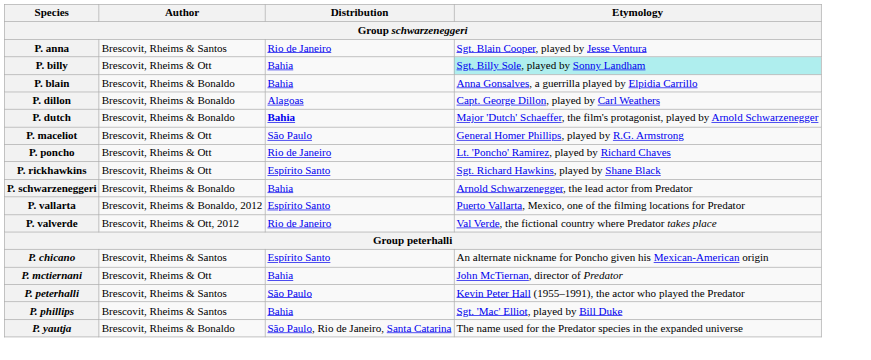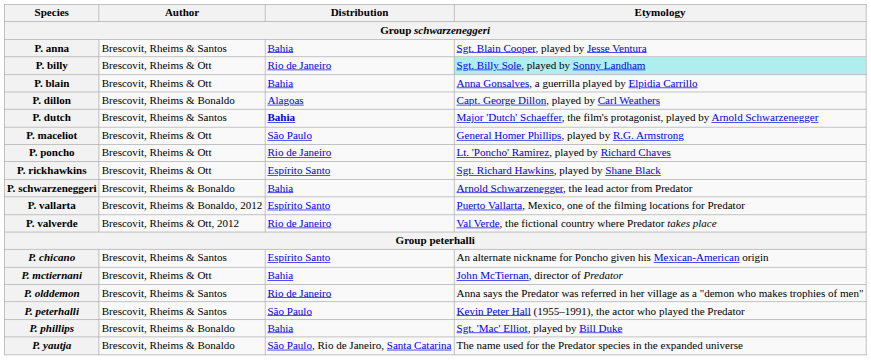(299, 48) Rio de Janeiro -> (280, 48) Bahia
(280, 65) Bahia -> (299, 65) Rio de Janeiro
(168, 83) Brescovit, Rheims & Bonaldo -> (157, 83) Brescovit, Rheims & Ott
(168, 118) Brescovit, Rheims & Bonaldo -> (164, 118) Brescovit, Rheims & Santos
+ row: (52, 293)
(164, 310) Brescovit, Rheims & Santos -> (168, 328) Brescovit, Rheims & Bonaldo
